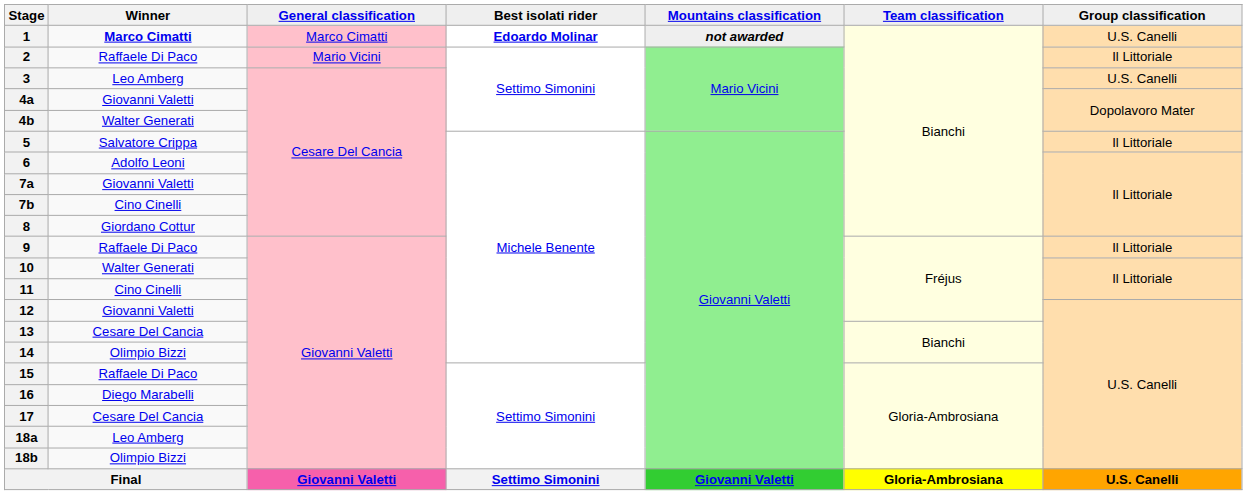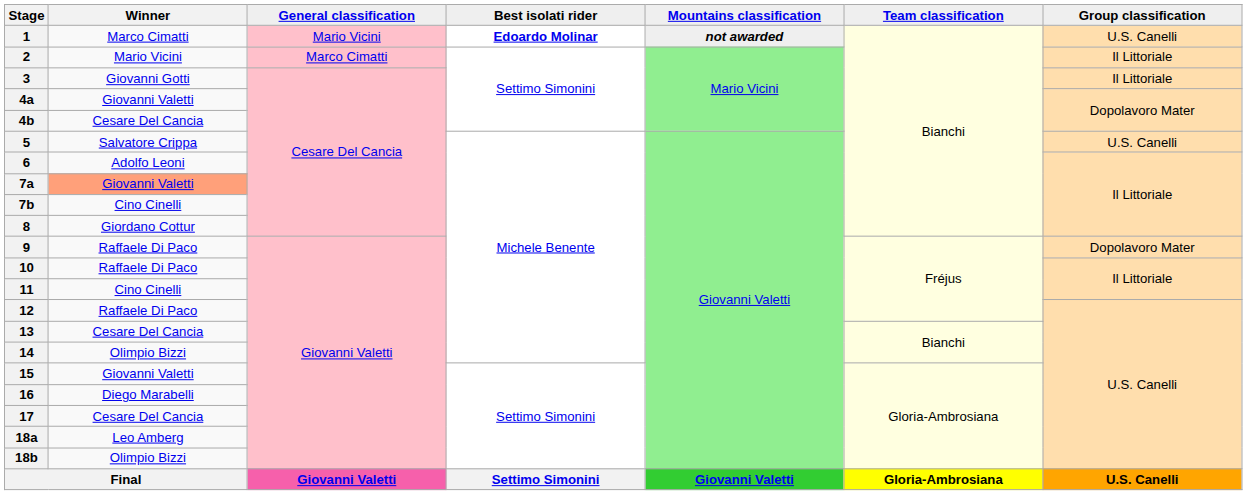(148, 36) bold -> (148, 36) normal
(347, 36) Marco Cimatti -> (347, 36) Mario Vicini
(148, 58) Raffaele Di Paco -> (148, 58) Mario Vicini
(347, 58) Mario Vicini -> (347, 58) Marco Cimatti
(148, 79) Leo Amberg -> (148, 79) Giovanni Gotti
(1142, 79) U.S. Canelli -> (1142, 79) Il Littoriale
(148, 121) Walter Generati -> (148, 121) Cesare Del Cancia
(1142, 142) Il Littoriale -> (1142, 142) U.S. Canelli
(148, 184) no background -> (148, 184) lightsalmon background
(1142, 247) Il Littoriale -> (1142, 247) Dopolavoro Mater
(148, 269) Walter Generati -> (148, 269) Raffaele Di Paco
(148, 311) Giovanni Valetti -> (148, 311) Raffaele Di Paco
(148, 374) Raffaele Di Paco -> (148, 374) Giovanni Valetti
